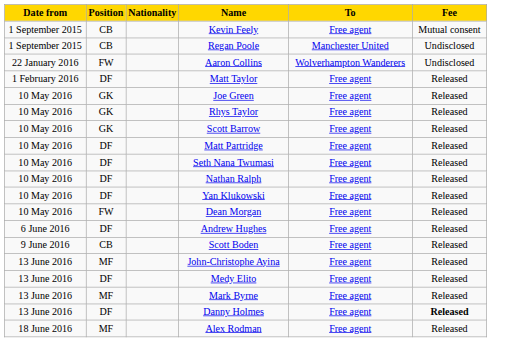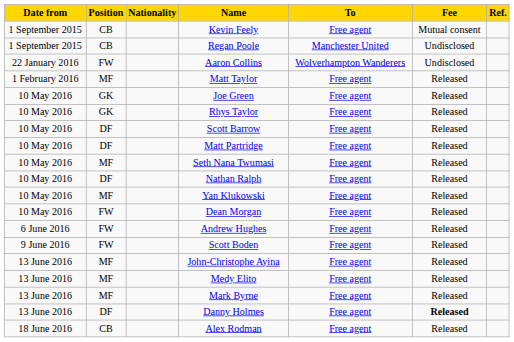+ column: (498, 13)
(106, 79) DF -> (106, 79) MF
(106, 129) GK -> (106, 129) DF
(106, 162) DF -> (106, 162) MF
(106, 196) DF -> (106, 196) MF
(106, 229) DF -> (106, 229) FW
(106, 245) CB -> (106, 245) FW
(106, 279) DF -> (106, 279) MF
(106, 329) MF -> (106, 329) CB
